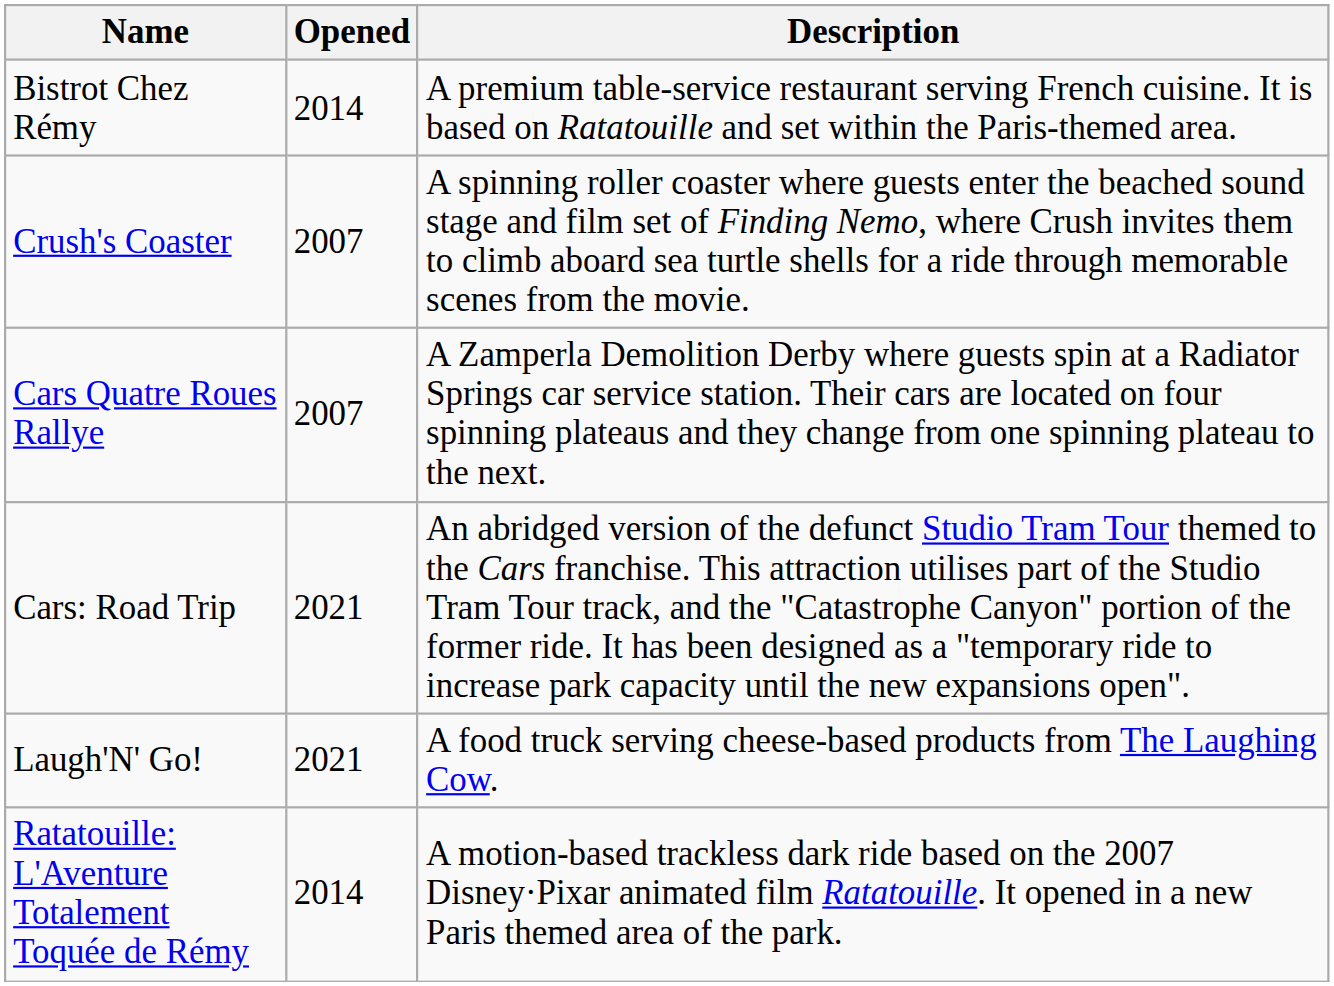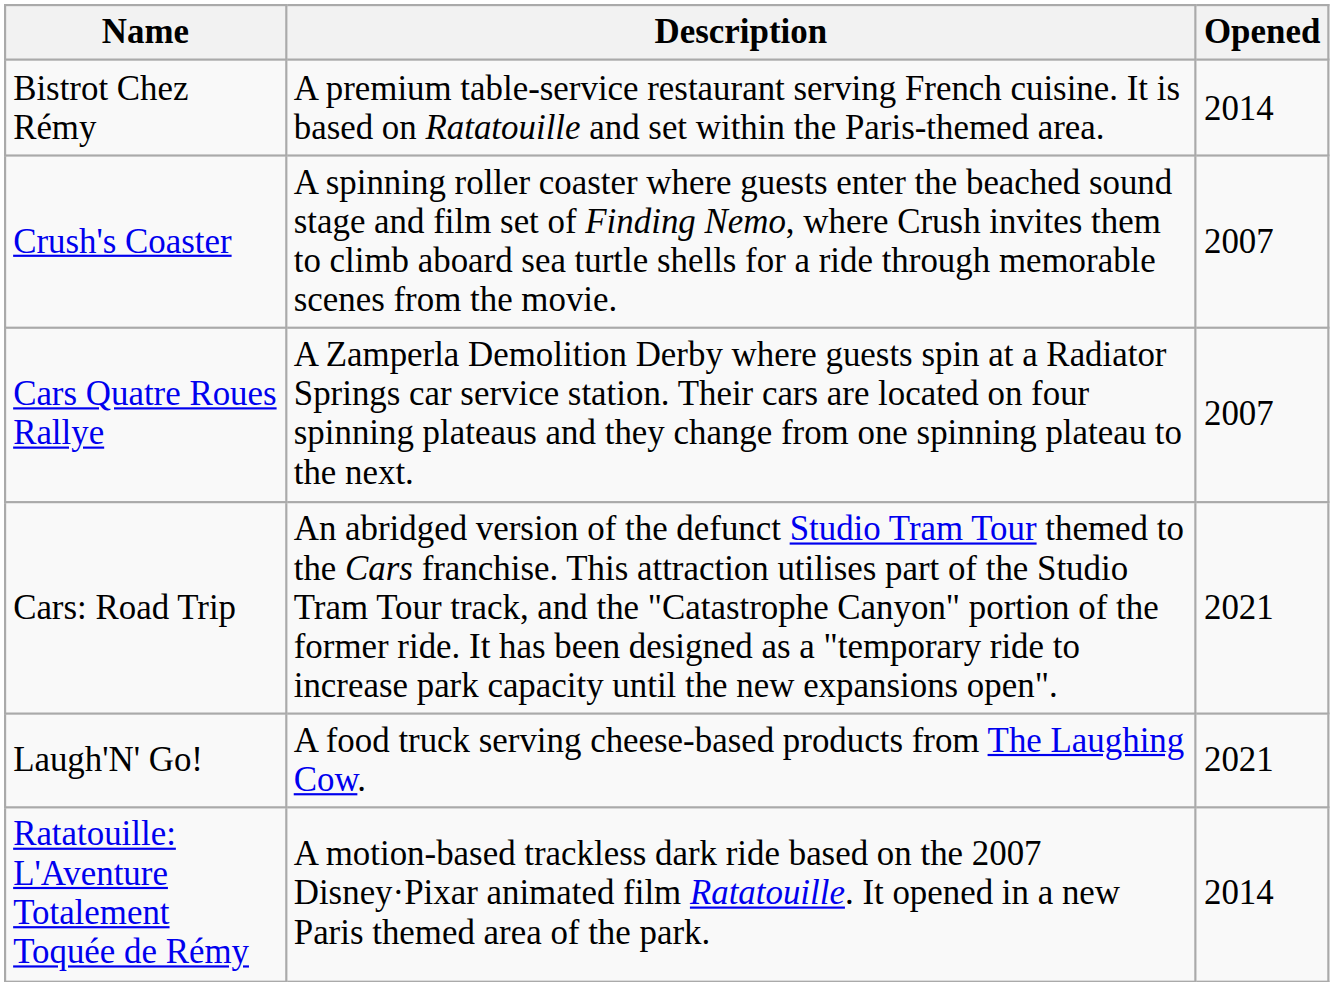columns swapped: (352, 32) <-> (873, 32)
